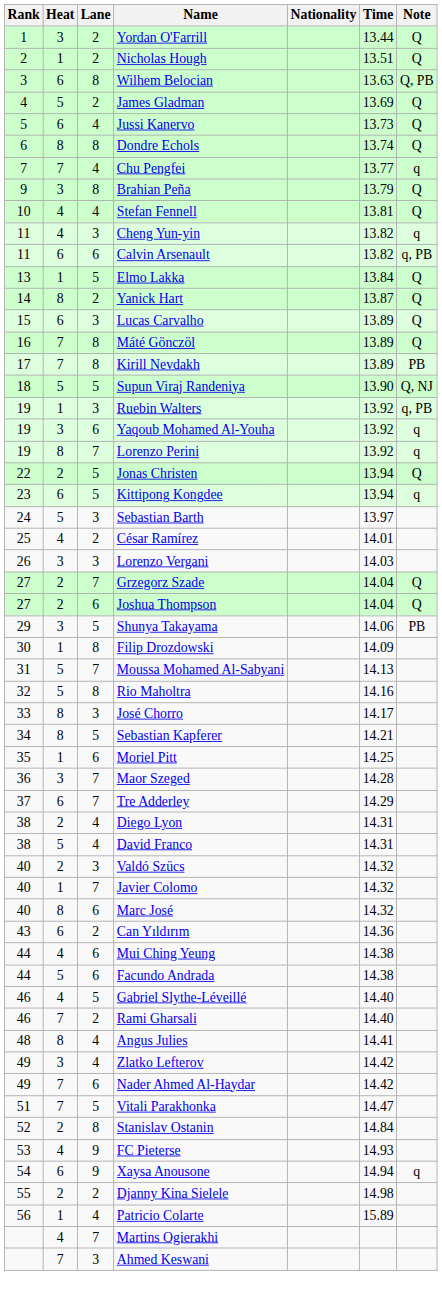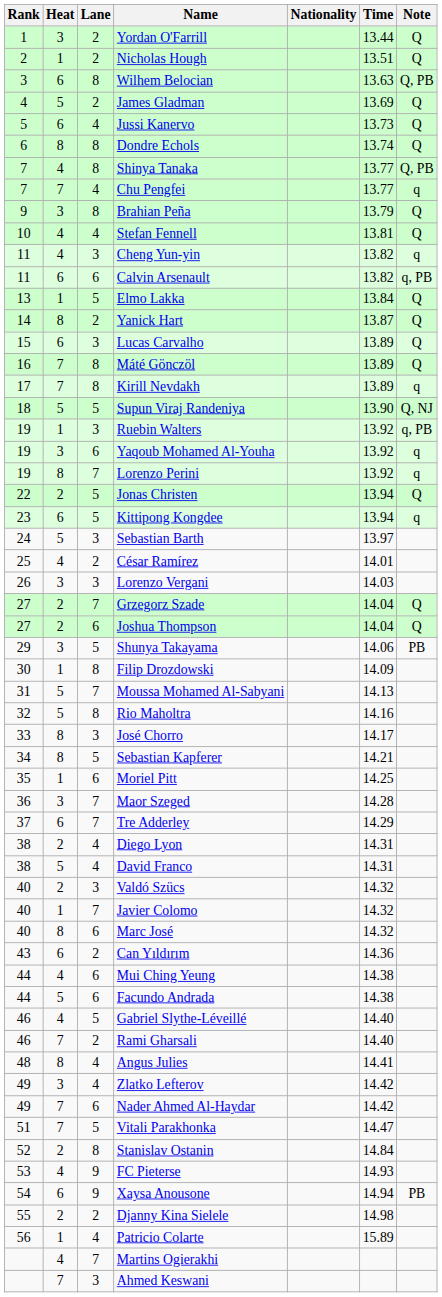+ row: (157, 168)
(417, 364) PB -> (417, 386) q
(417, 1172) q -> (417, 1193) PB
